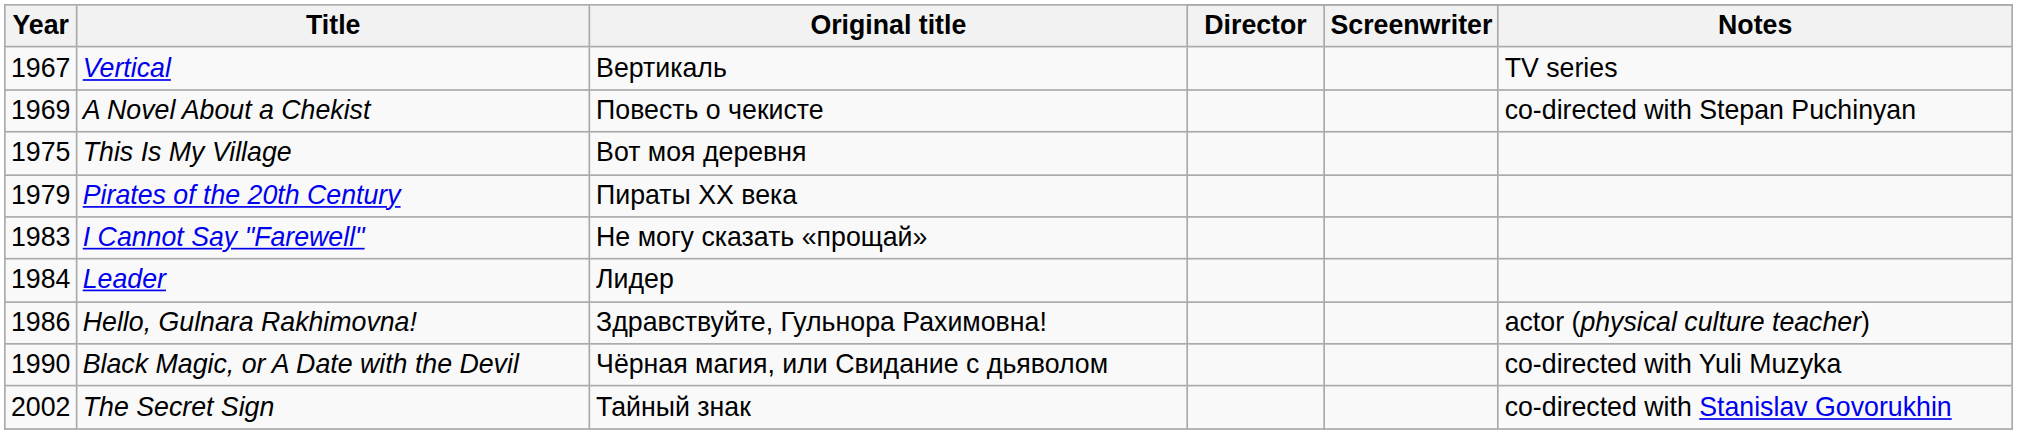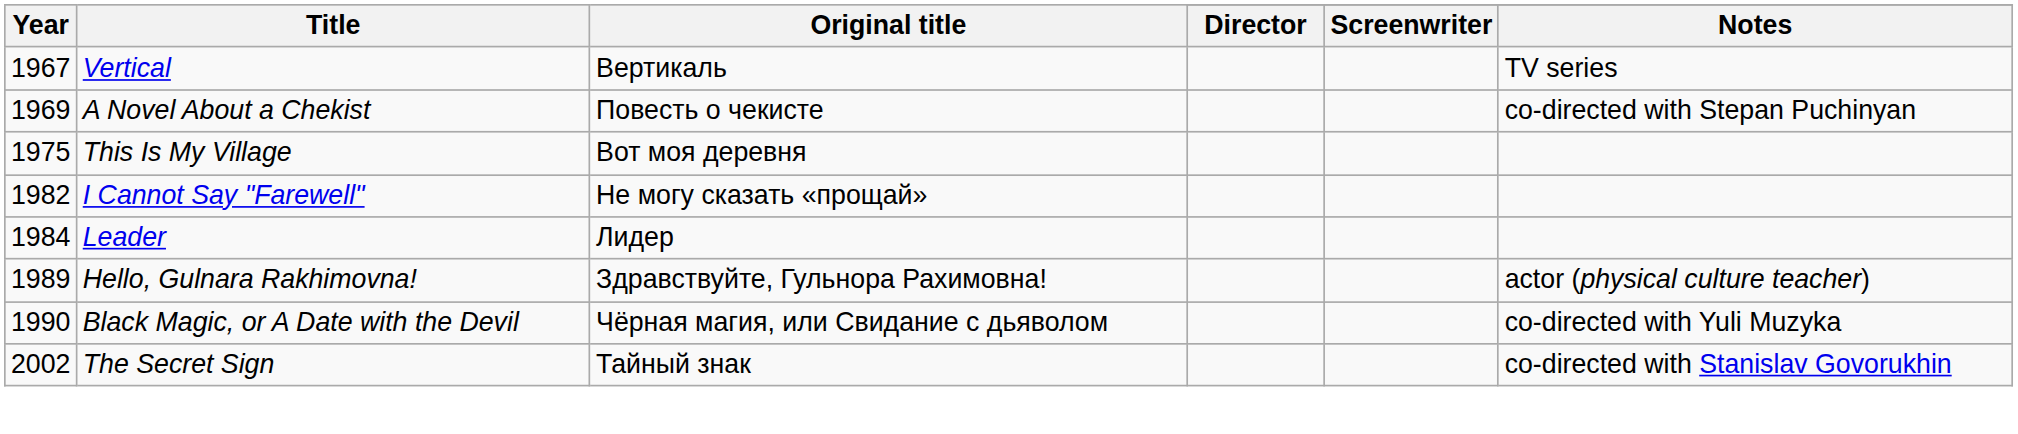- row: (242, 195)
(41, 237) 1983 -> (41, 195) 1982
(41, 322) 1986 -> (41, 279) 1989
